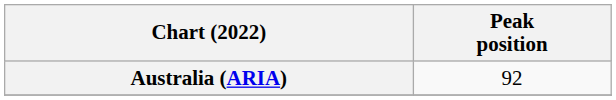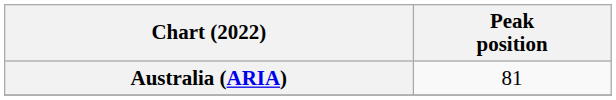(512, 77) 92 -> (512, 77) 81
